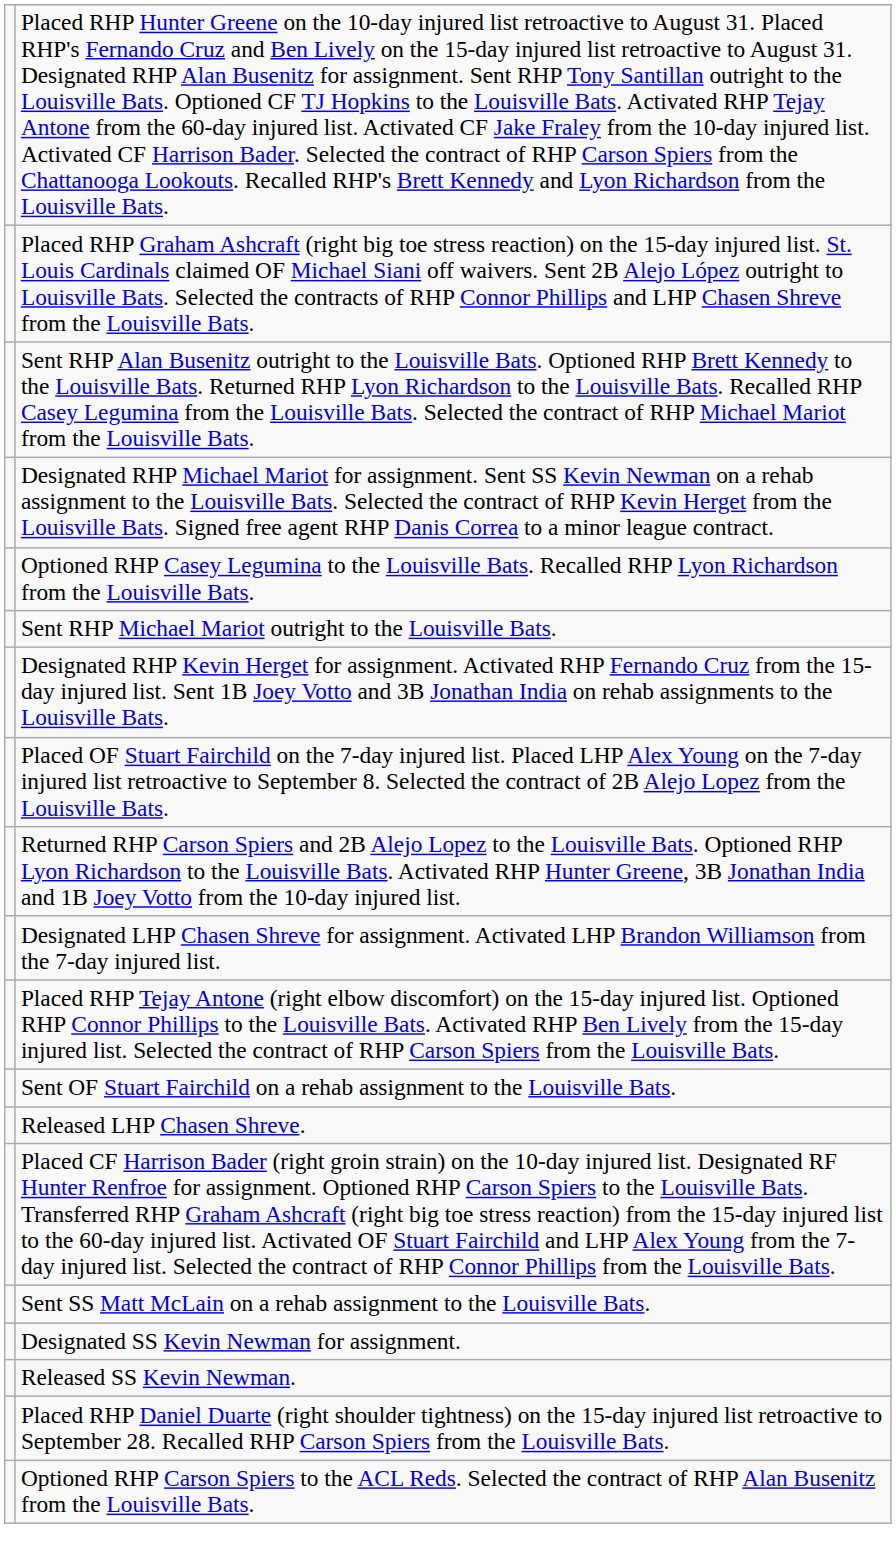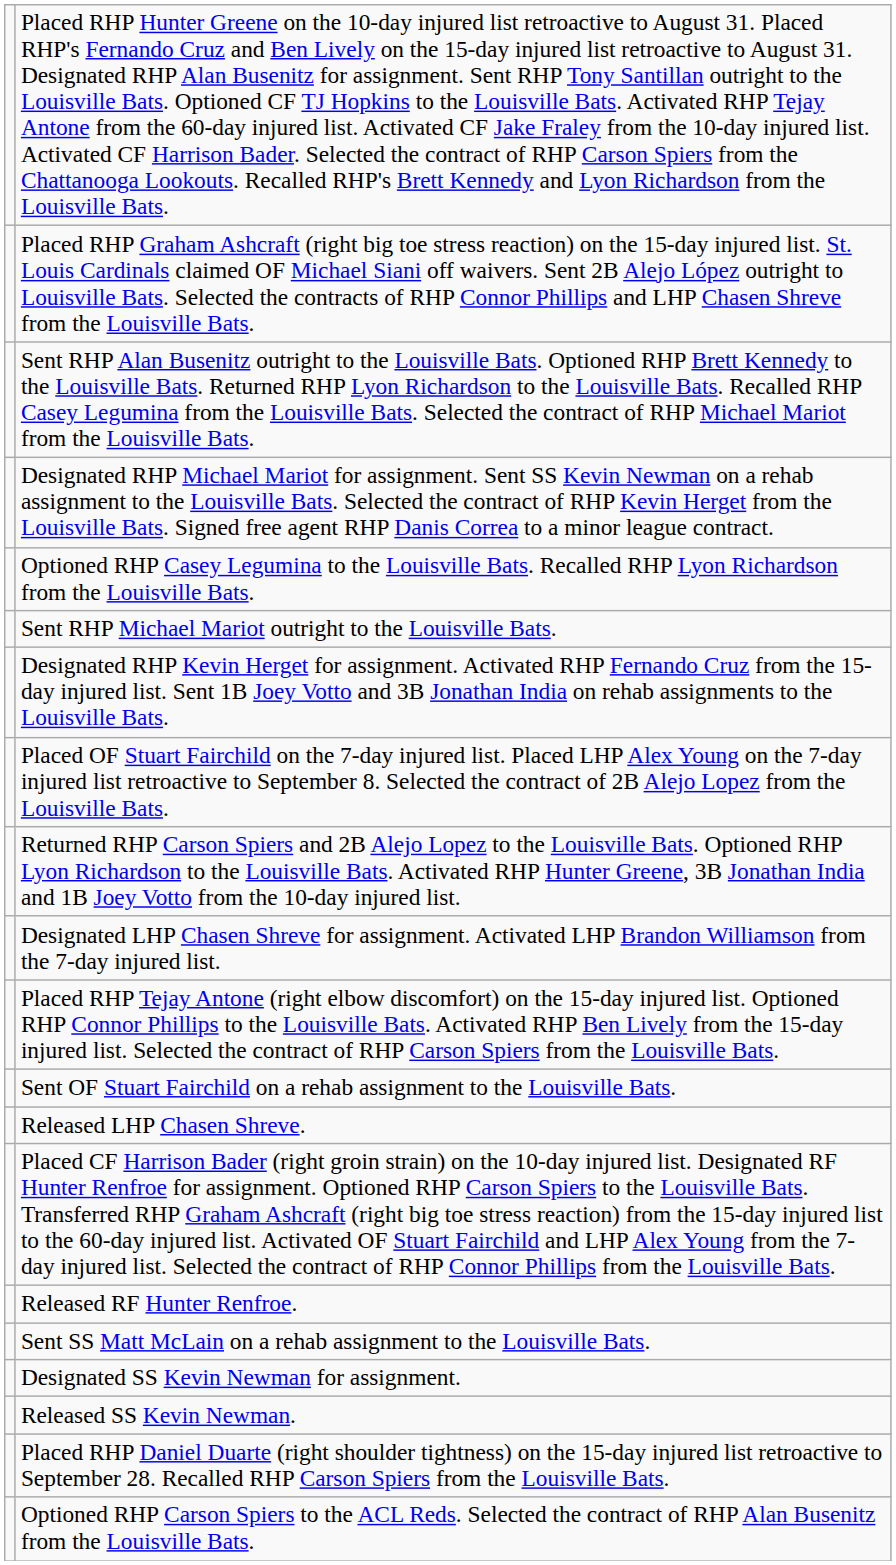+ row: (159, 1303)
